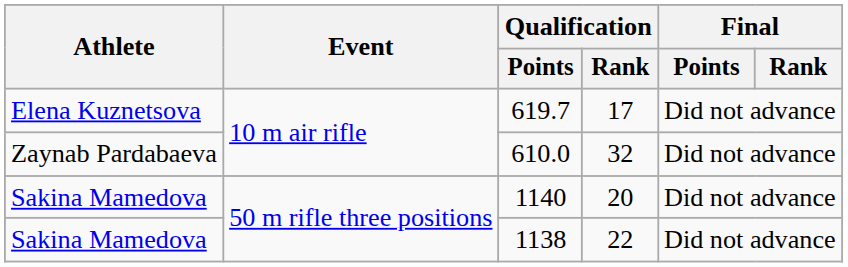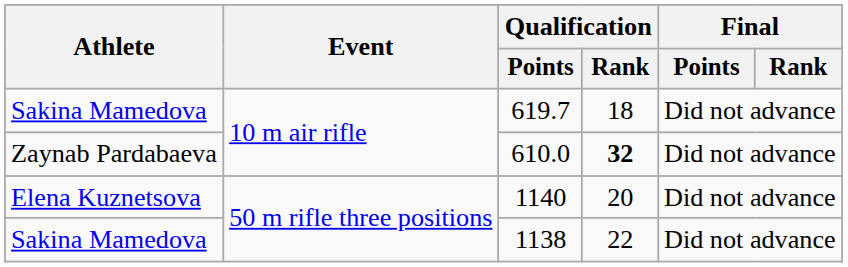(106, 110) Elena Kuznetsova -> (109, 110) Sakina Mamedova
(620, 110) 17 -> (620, 110) 18
(620, 153) normal -> (620, 153) bold
(109, 197) Sakina Mamedova -> (106, 197) Elena Kuznetsova
